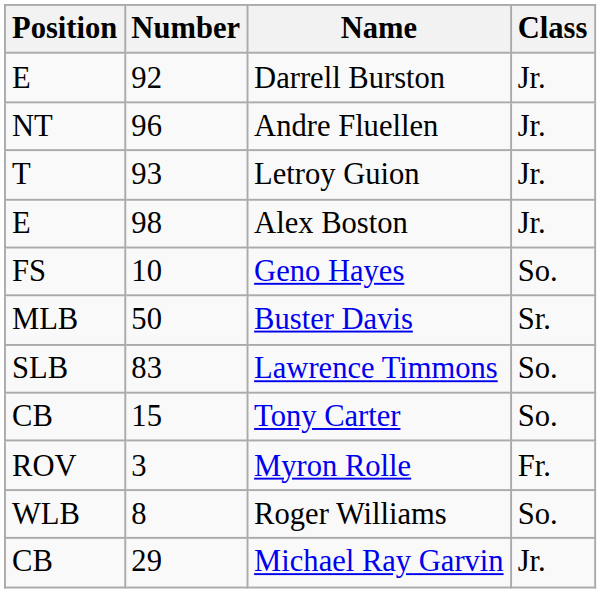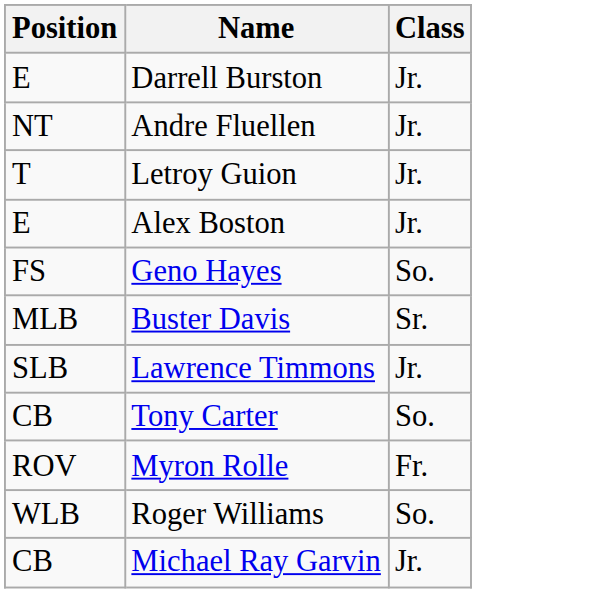- column: (186, 28)
(538, 367) So. -> (409, 367) Jr.
